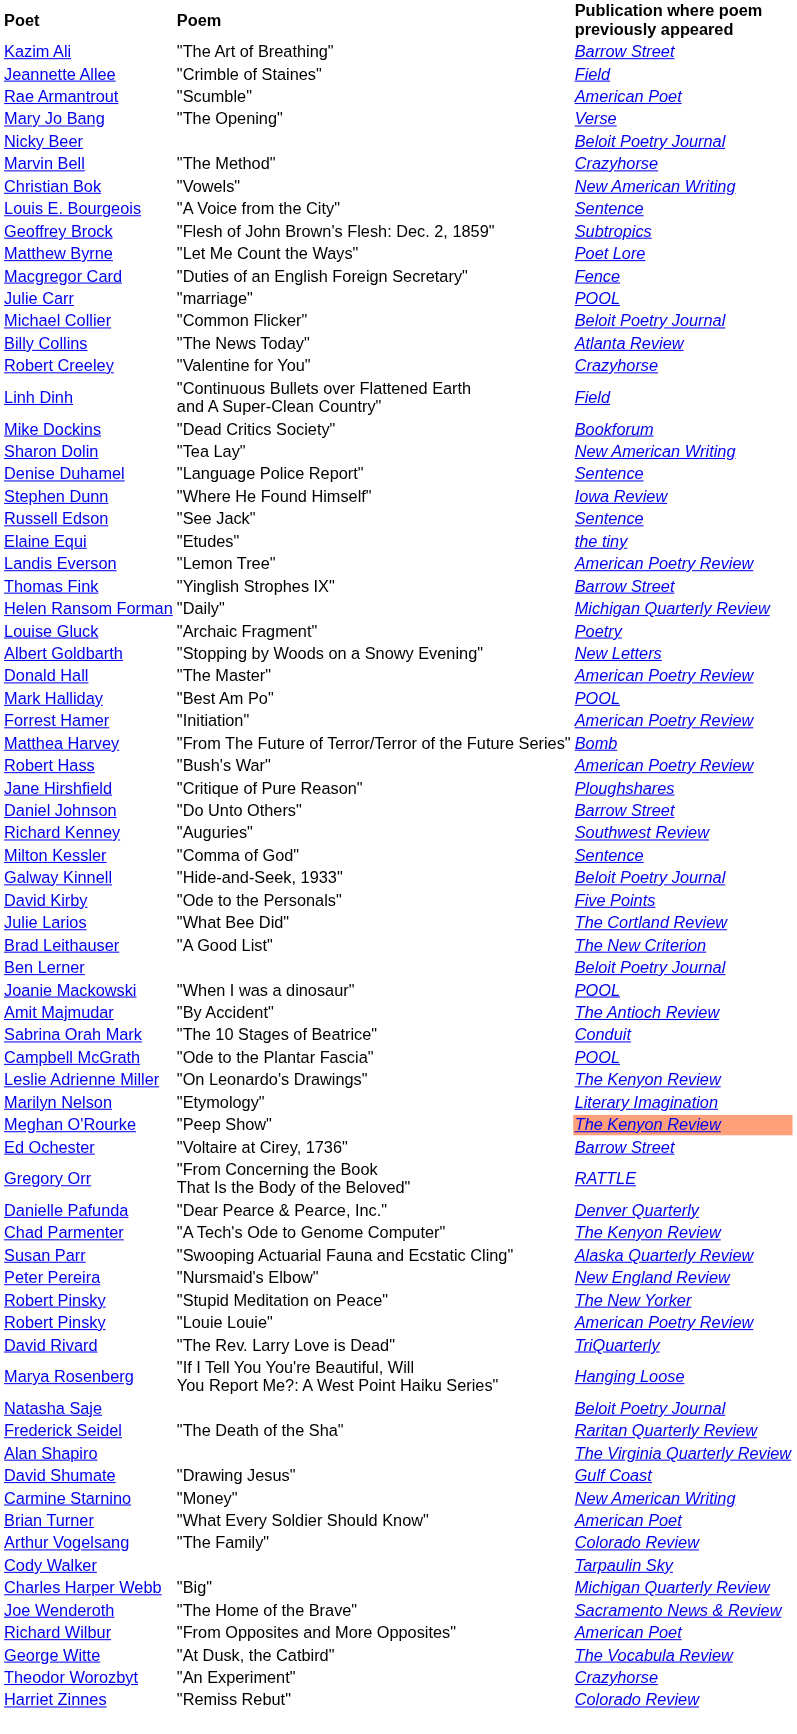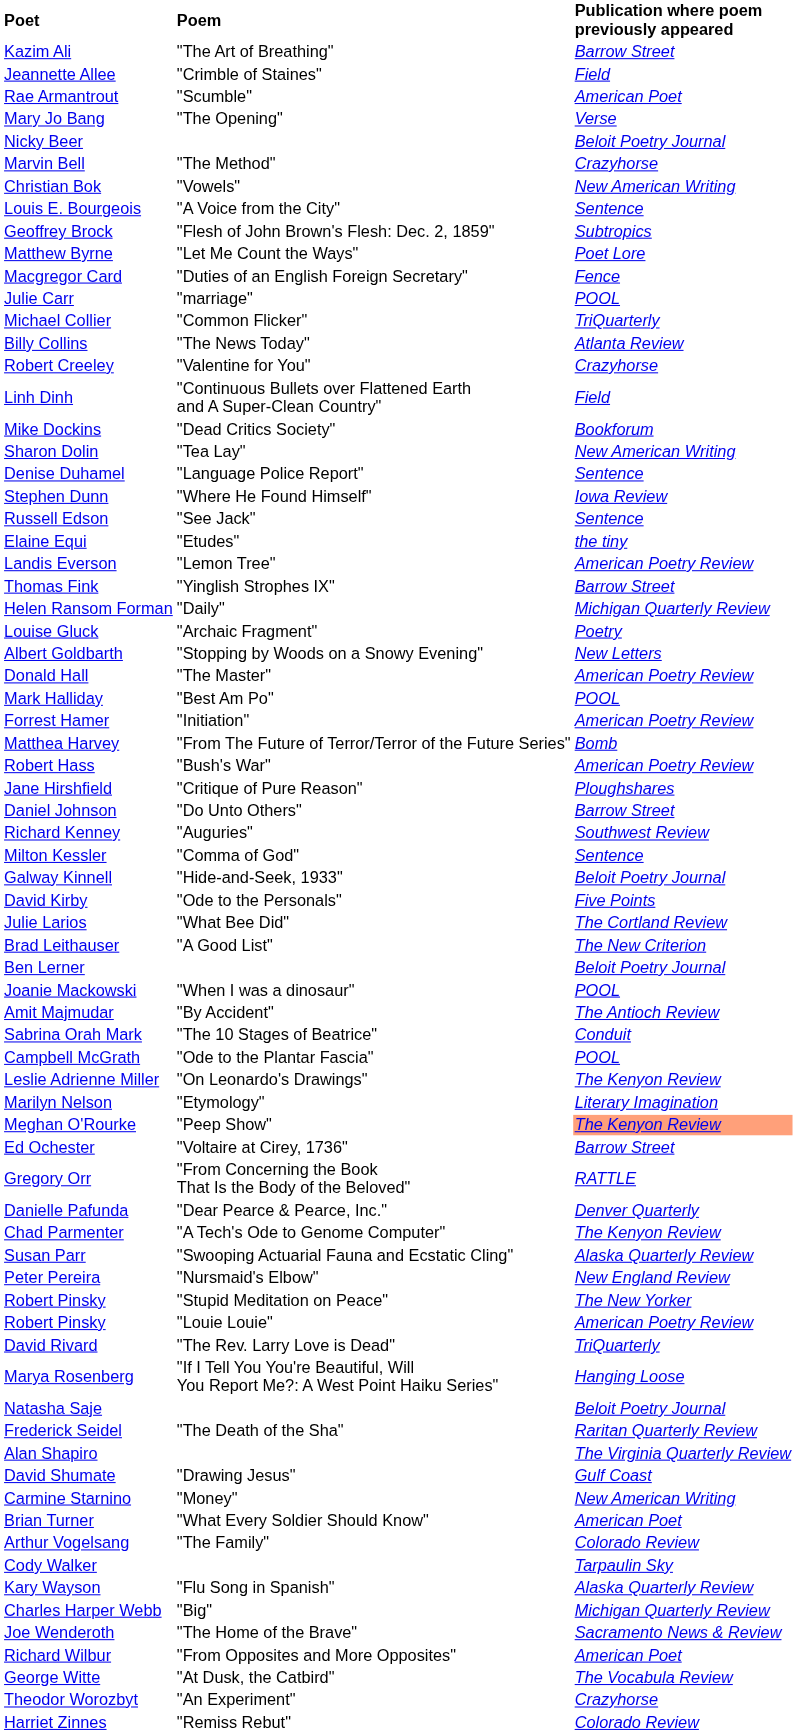(650, 321) Beloit Poetry Journal -> (617, 321) TriQuarterly
+ row: (52, 1588)
